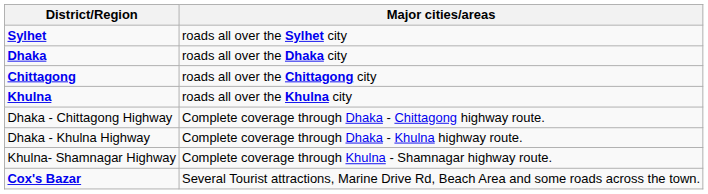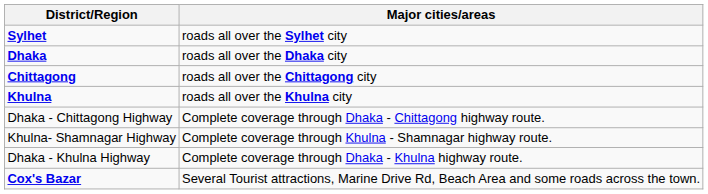rows swapped: (79, 138) <-> (92, 158)
